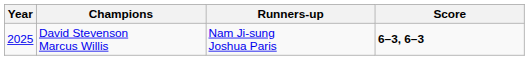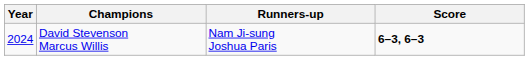(20, 39) 2025 -> (20, 39) 2024
